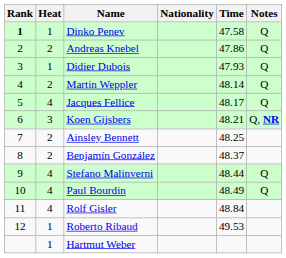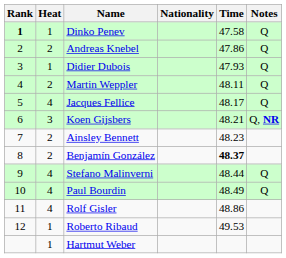(231, 84) 48.14 -> (231, 84) 48.11
(231, 137) 48.25 -> (231, 137) 48.23
(231, 155) normal -> (231, 155) bold
(231, 208) 48.84 -> (231, 208) 48.86
